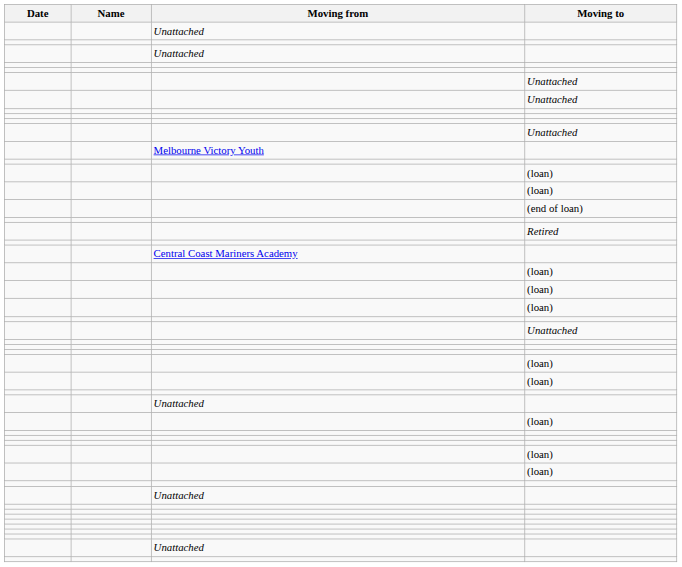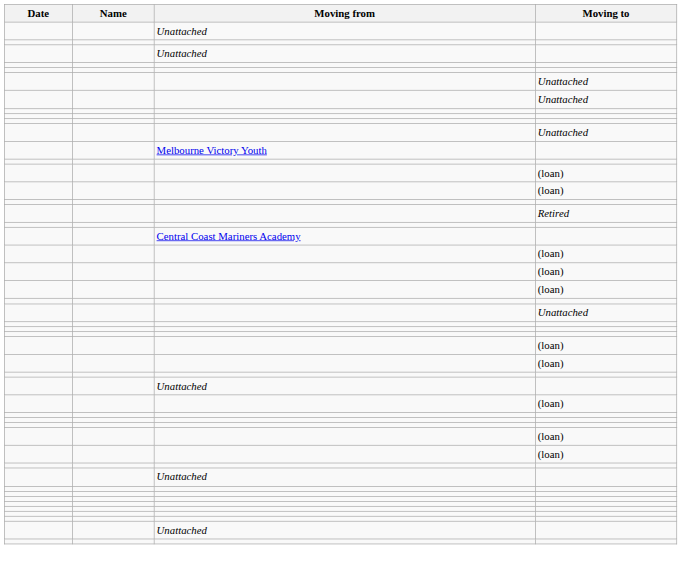- row: (338, 209)
